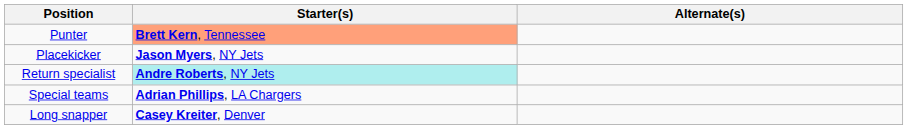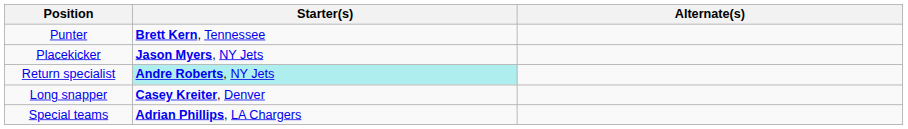(200, 34) lightsalmon background -> (200, 34) no background
rows swapped: (69, 94) <-> (69, 114)
